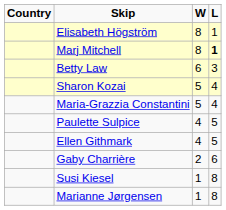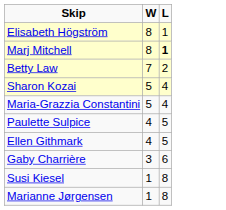- column: (29, 13)
(198, 68) 6 -> (149, 68) 7
(214, 68) 3 -> (165, 68) 2
(198, 159) 2 -> (149, 159) 3
